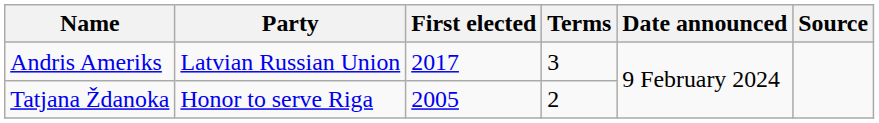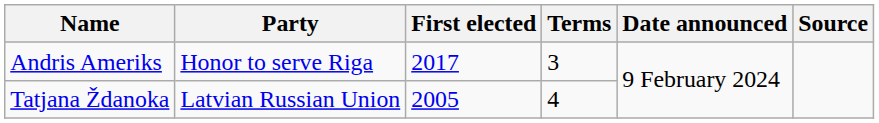(290, 61) Latvian Russian Union -> (277, 61) Honor to serve Riga
(277, 99) Honor to serve Riga -> (290, 99) Latvian Russian Union
(553, 99) 2 -> (553, 99) 4
